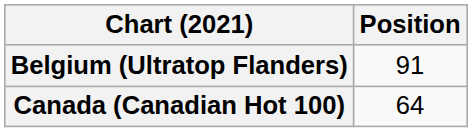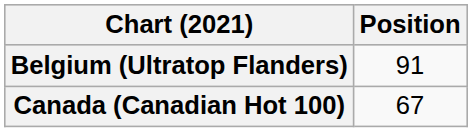(410, 106) 64 -> (410, 106) 67
